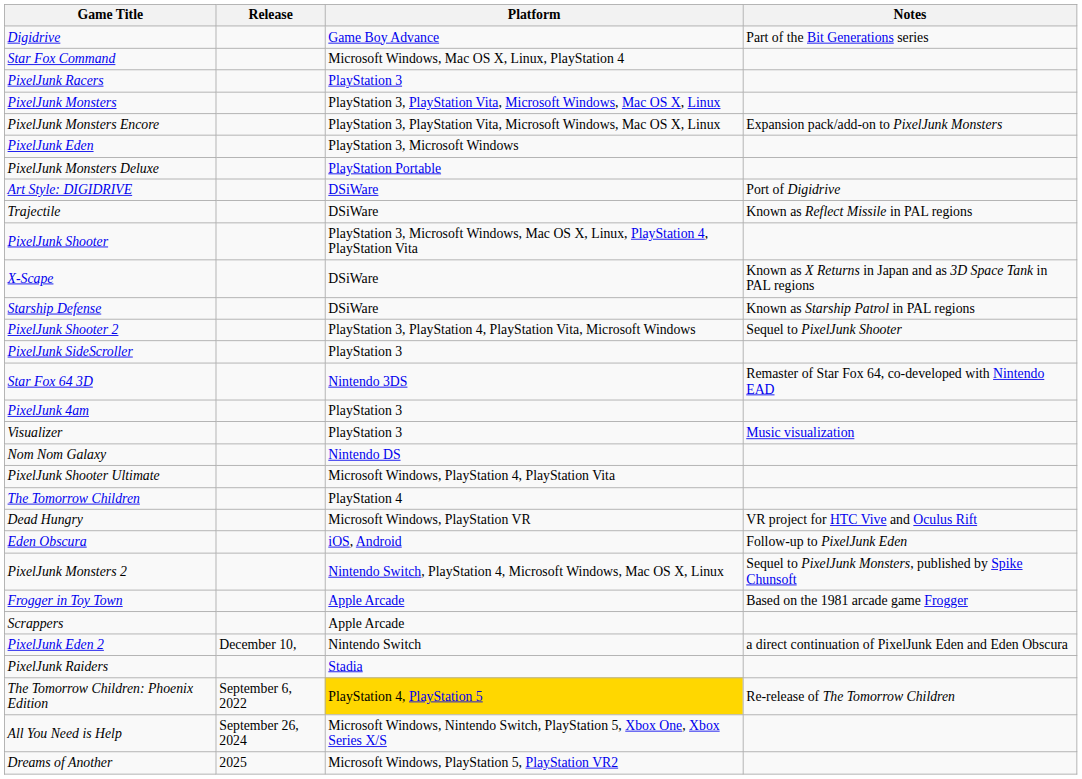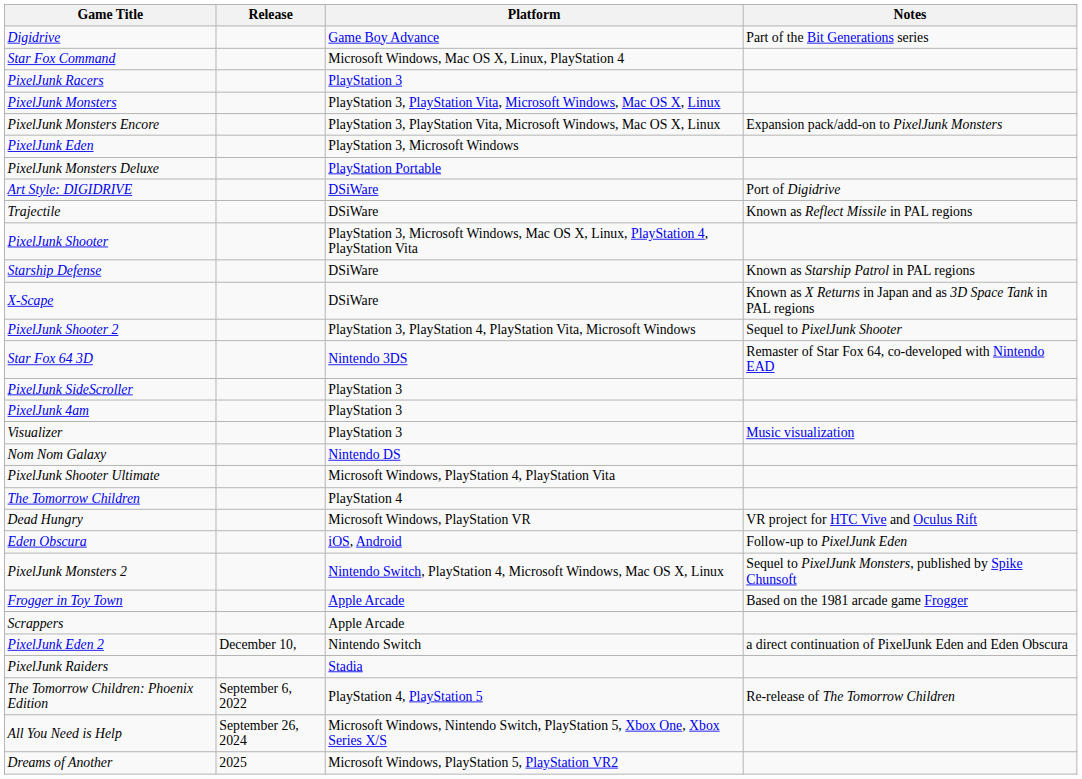rows swapped: (54, 308) <-> (31, 278)
rows swapped: (50, 381) <-> (70, 351)
(406, 696) gold background -> (406, 696) no background
